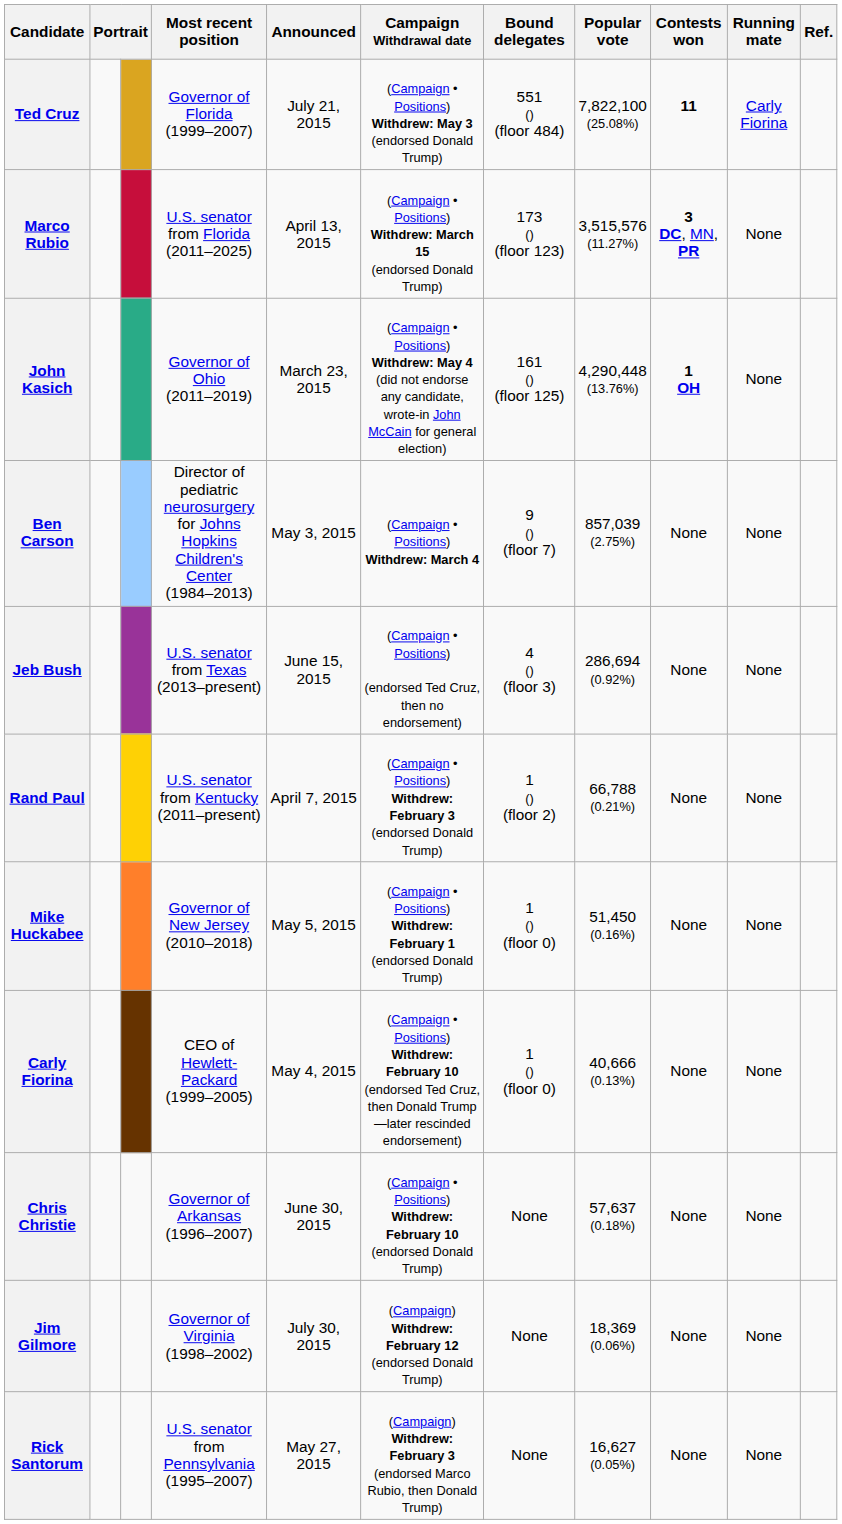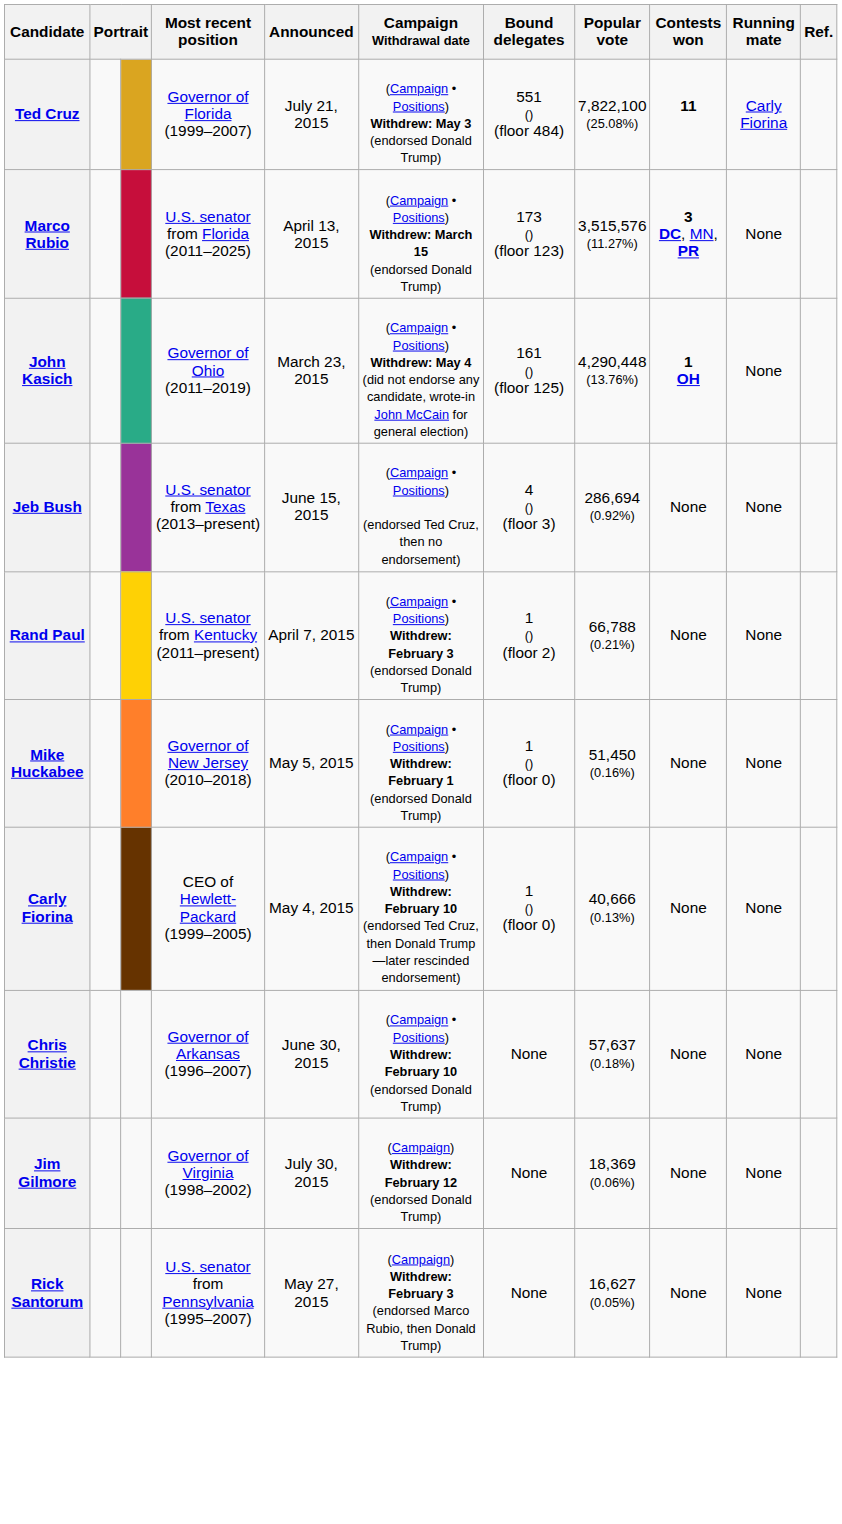- row: (47, 533)
